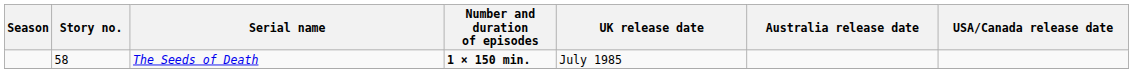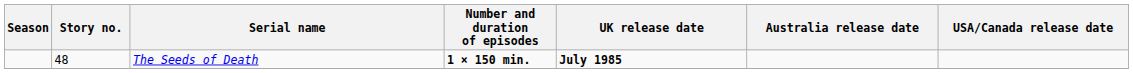(61, 59) 58 -> (61, 59) 48
(591, 59) normal -> (591, 59) bold
